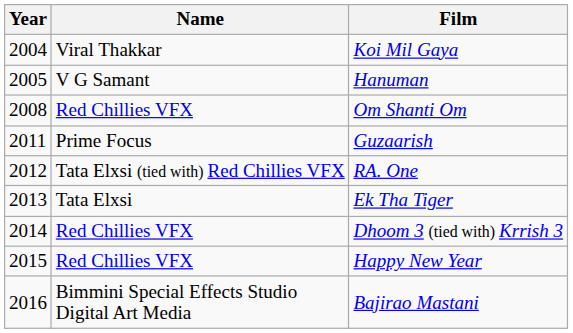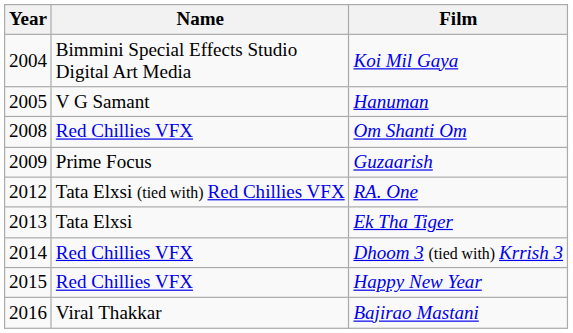(109, 49) Viral Thakkar -> (177, 60) Bimmini Special Effects Studio Digital Art Media
(28, 140) 2011 -> (28, 161) 2009
(177, 302) Bimmini Special Effects Studio Digital Art Media -> (109, 312) Viral Thakkar
